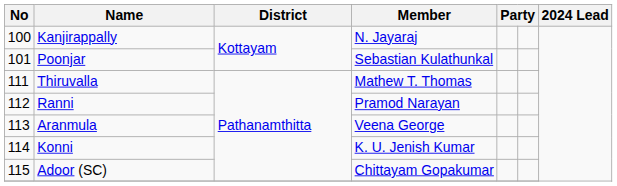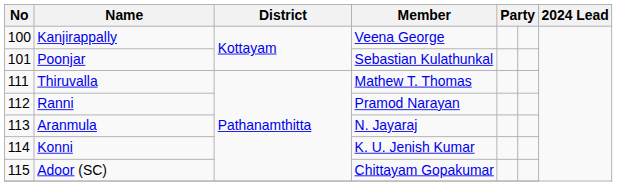(386, 37) N. Jayaraj -> (400, 37) Veena George
(400, 125) Veena George -> (386, 125) N. Jayaraj
